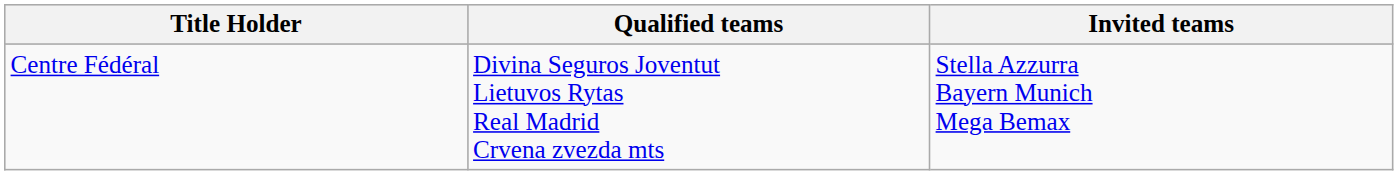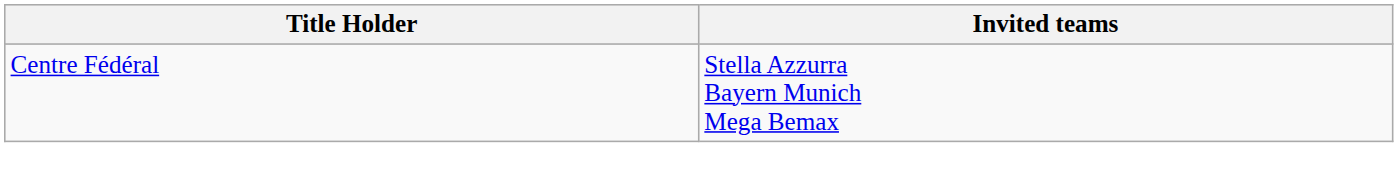- column: (699, 24)
